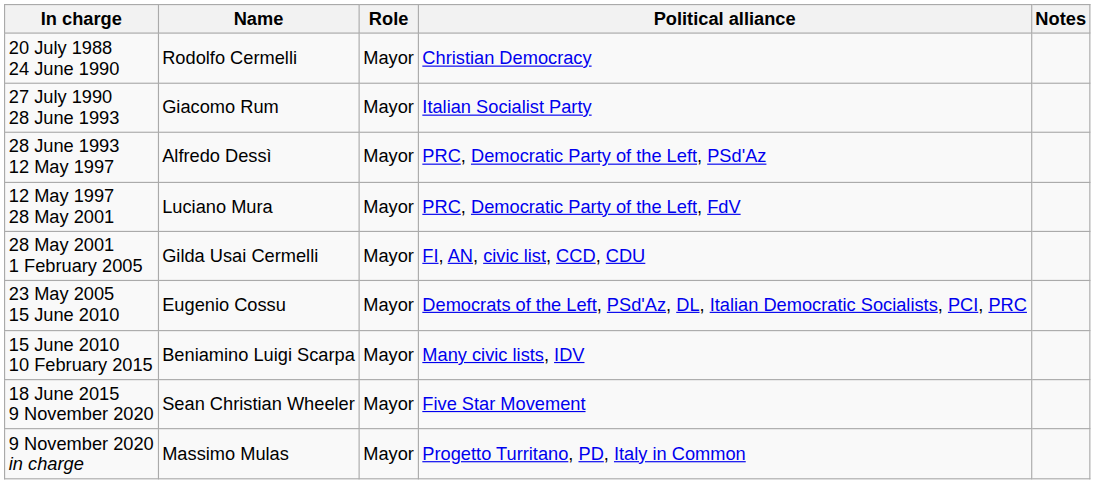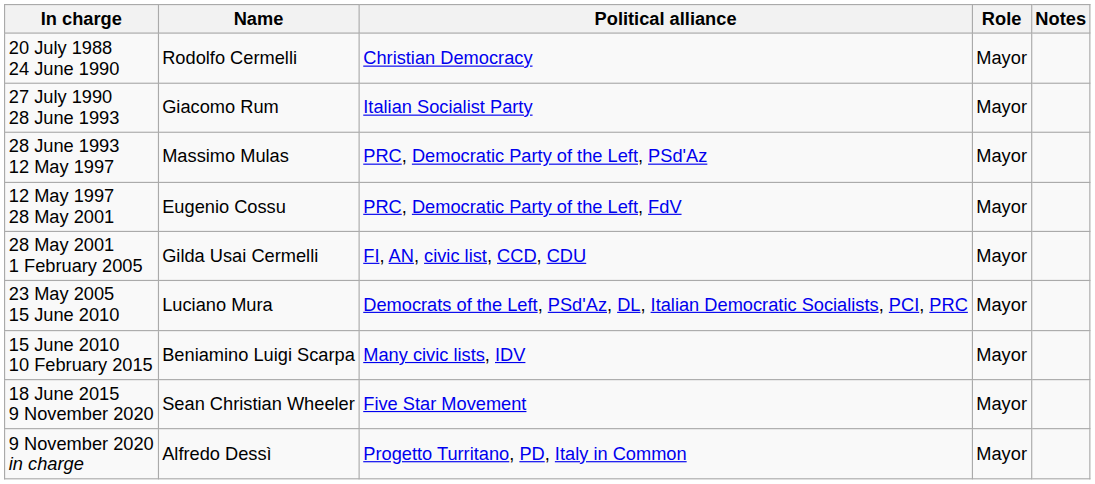columns swapped: (725, 18) <-> (389, 18)
(217, 157) Alfredo Dessì -> (226, 157) Massimo Mulas
(217, 206) Luciano Mura -> (224, 206) Eugenio Cossu
(224, 305) Eugenio Cossu -> (217, 305) Luciano Mura
(226, 453) Massimo Mulas -> (217, 453) Alfredo Dessì
